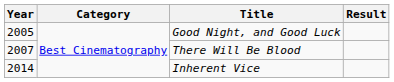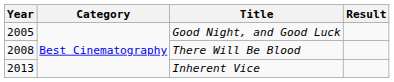(21, 50) 2007 -> (21, 50) 2008
(21, 68) 2014 -> (21, 68) 2013
